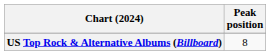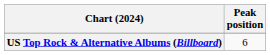(245, 42) 8 -> (245, 42) 6
